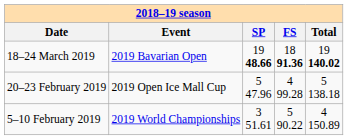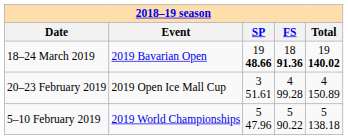(259, 87) 5 47.96 -> (259, 87) 3 51.61
(324, 87) 5 138.18 -> (324, 87) 4 150.89
(259, 119) 3 51.61 -> (259, 119) 5 47.96
(324, 119) 4 150.89 -> (324, 119) 5 138.18
